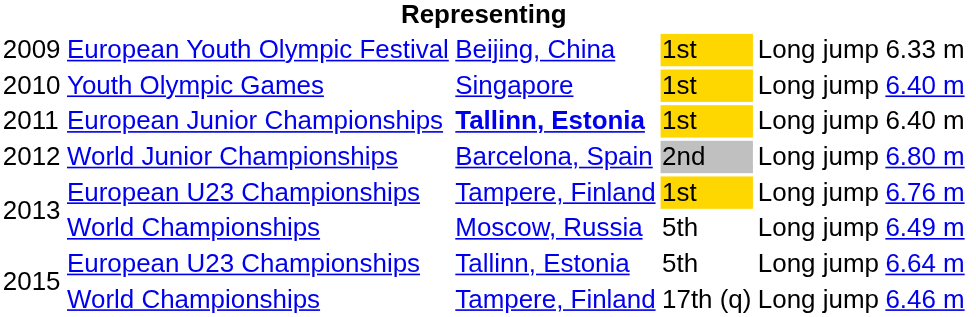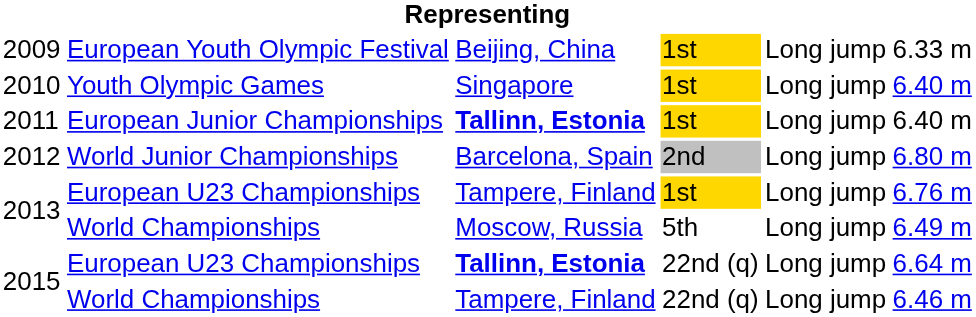(542, 263) normal -> (550, 263) bold
(680, 263) 5th -> (710, 263) 22nd (q)
(707, 299) 17th (q) -> (710, 299) 22nd (q)
